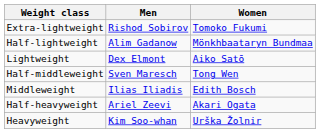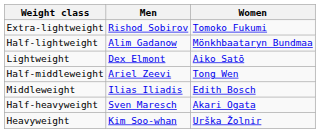(143, 74) Sven Maresch -> (140, 74) Ariel Zeevi
(140, 105) Ariel Zeevi -> (143, 105) Sven Maresch
